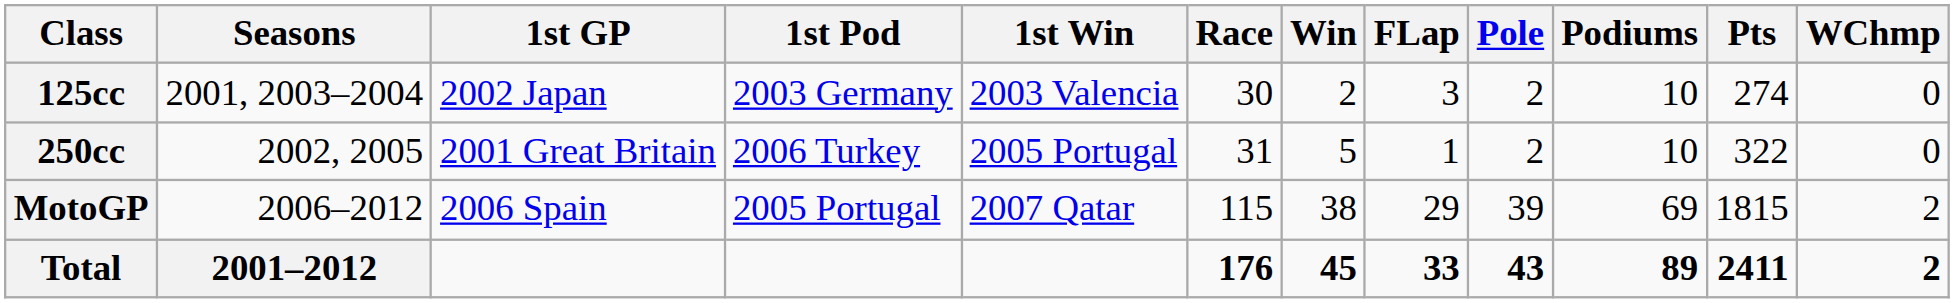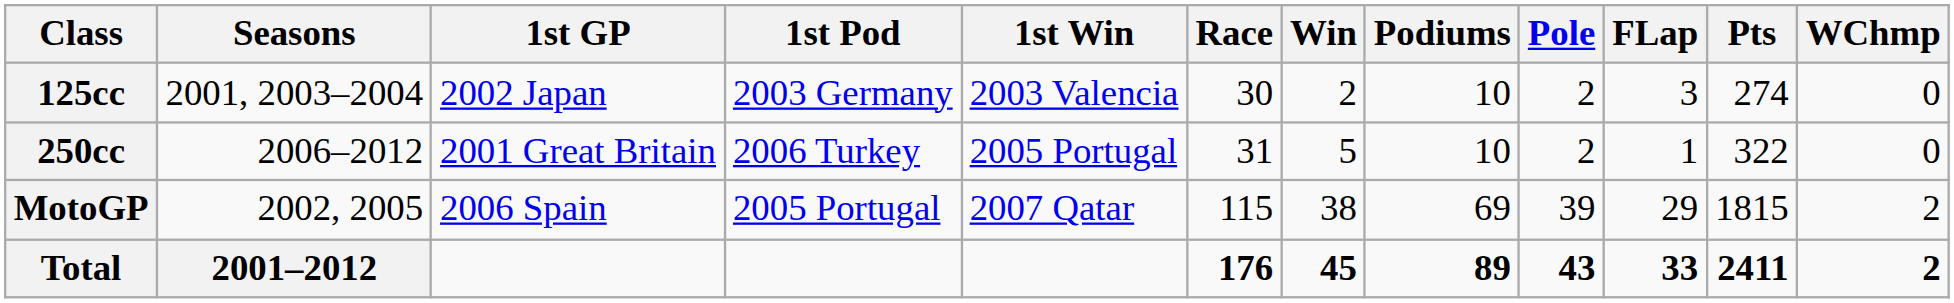columns swapped: (1630, 33) <-> (1417, 33)
(340, 150) 2002, 2005 -> (340, 150) 2006–2012
(340, 208) 2006–2012 -> (340, 208) 2002, 2005
